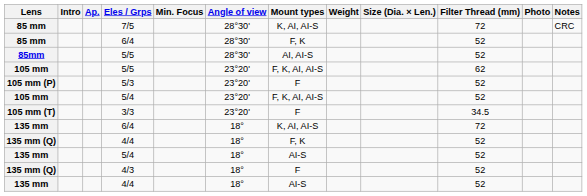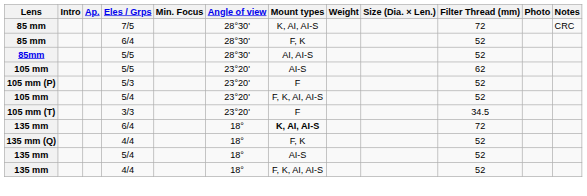(298, 69) F, K, AI, AI-S -> (298, 69) AI-S
(298, 126) normal -> (298, 126) bold
- row: (31, 169)
(298, 183) AI-S -> (298, 169) F, K, AI, AI-S
